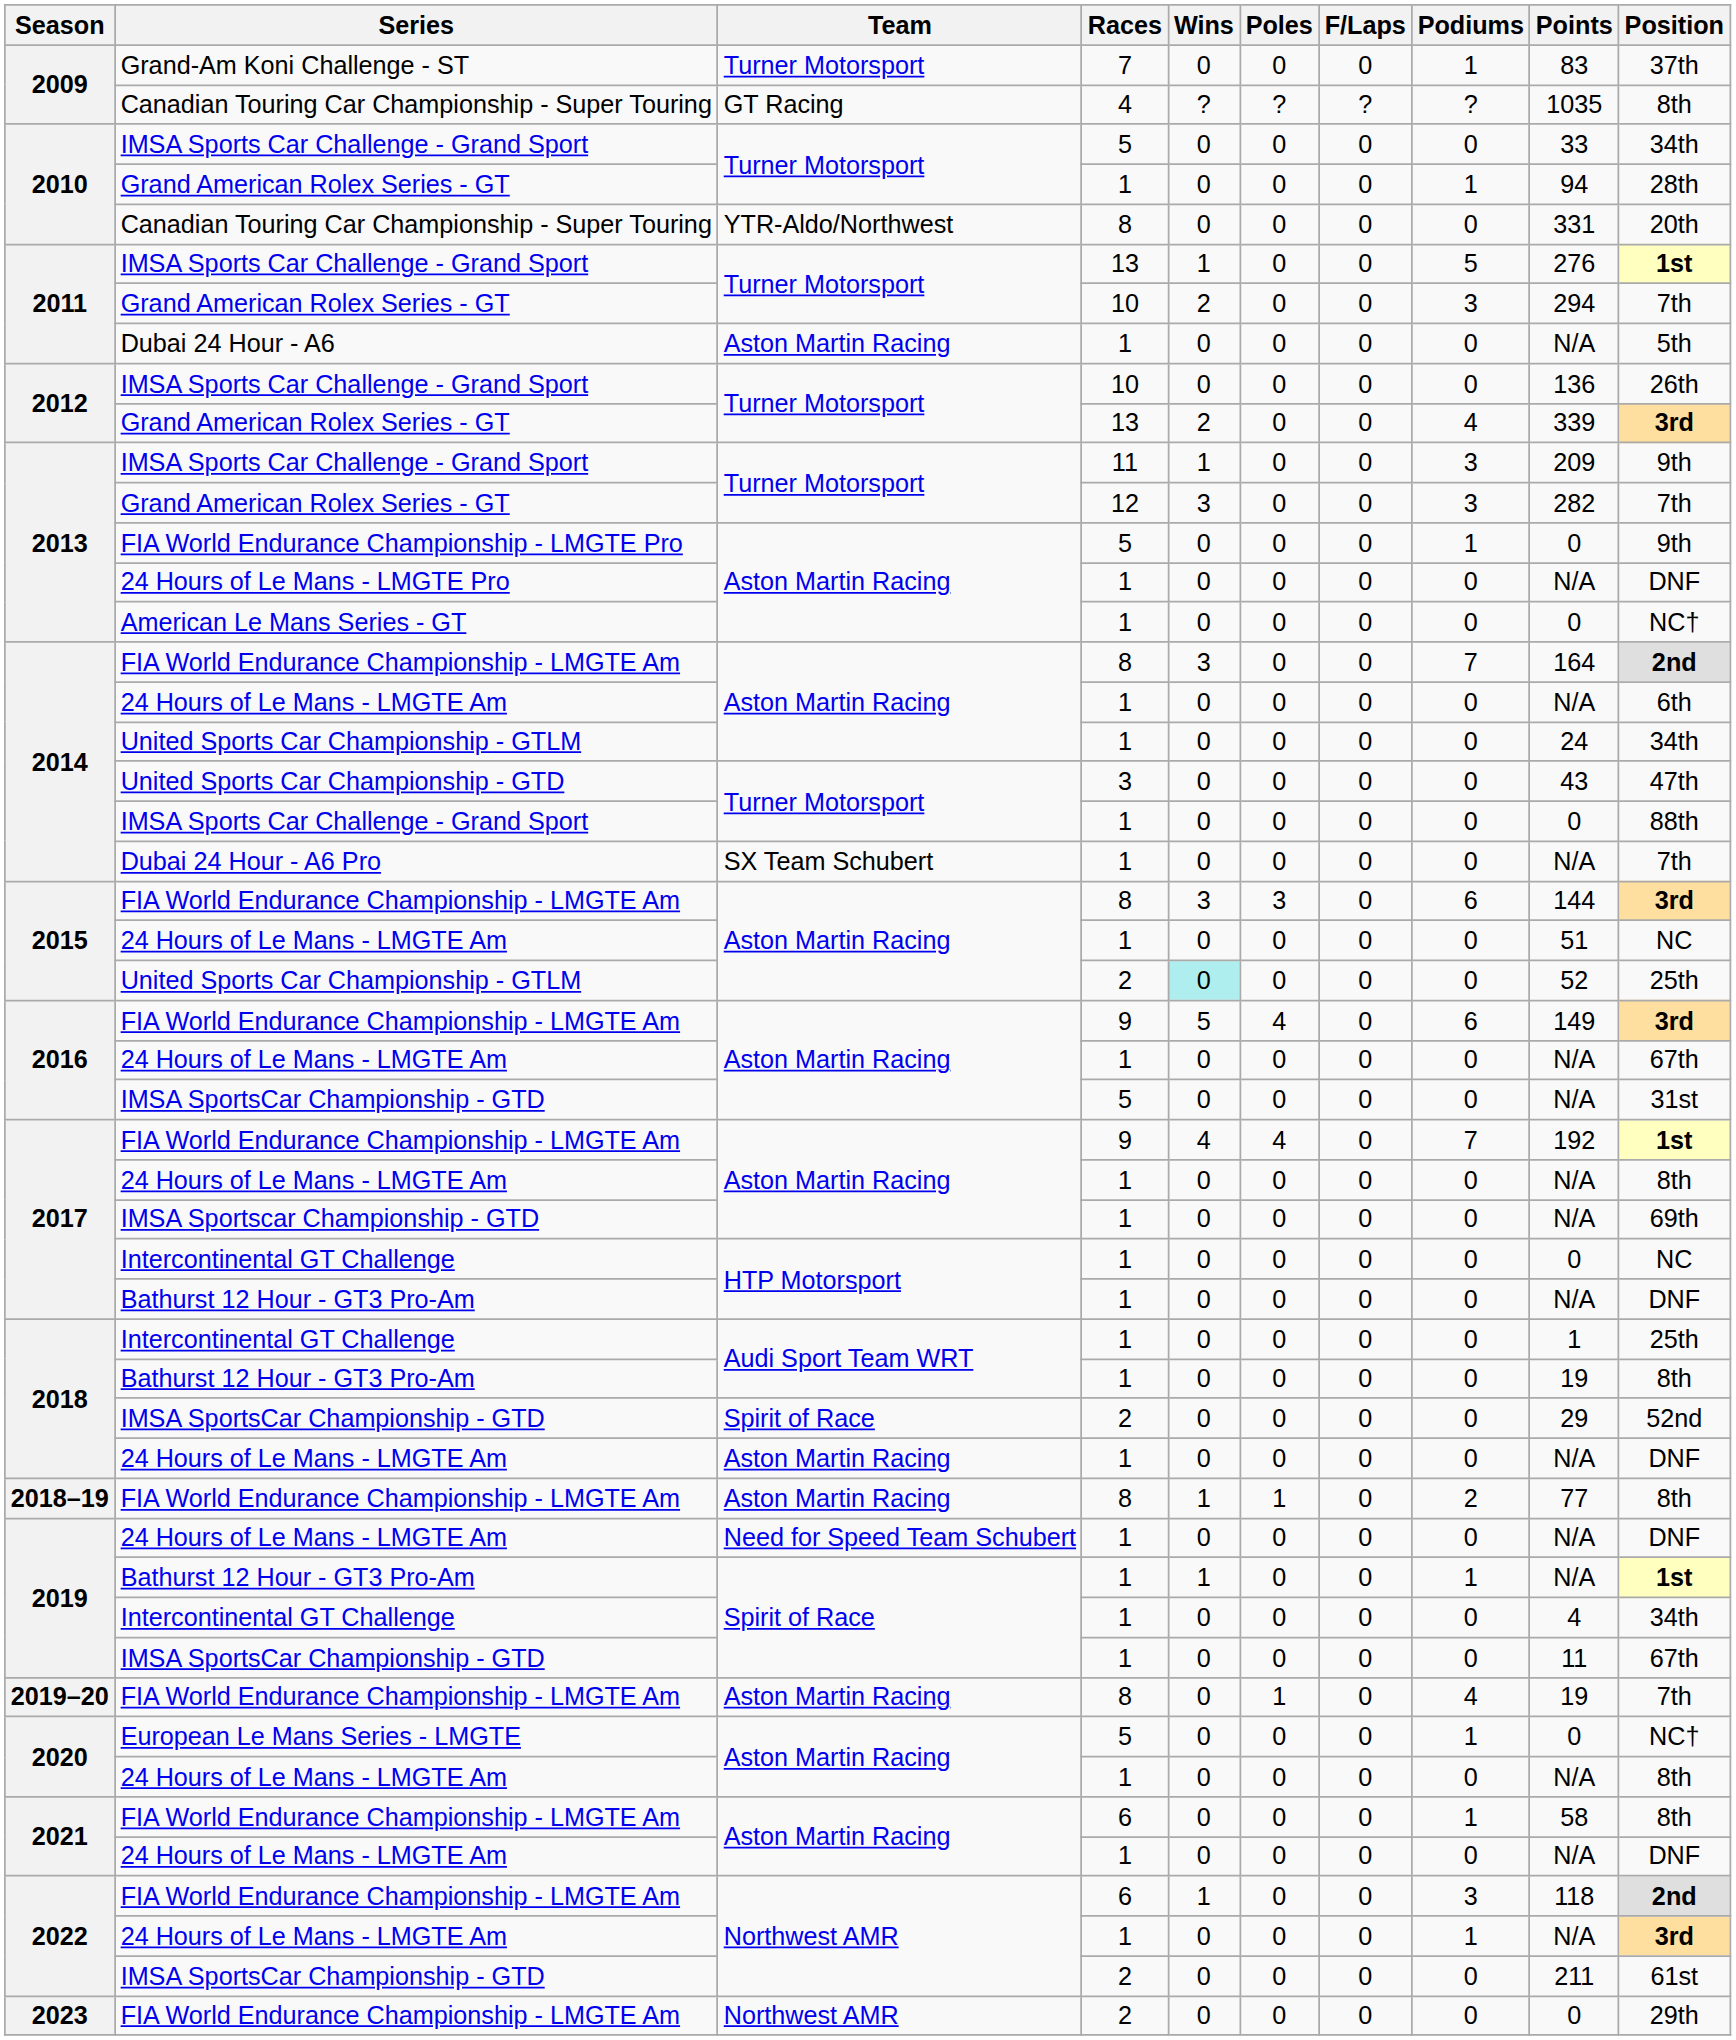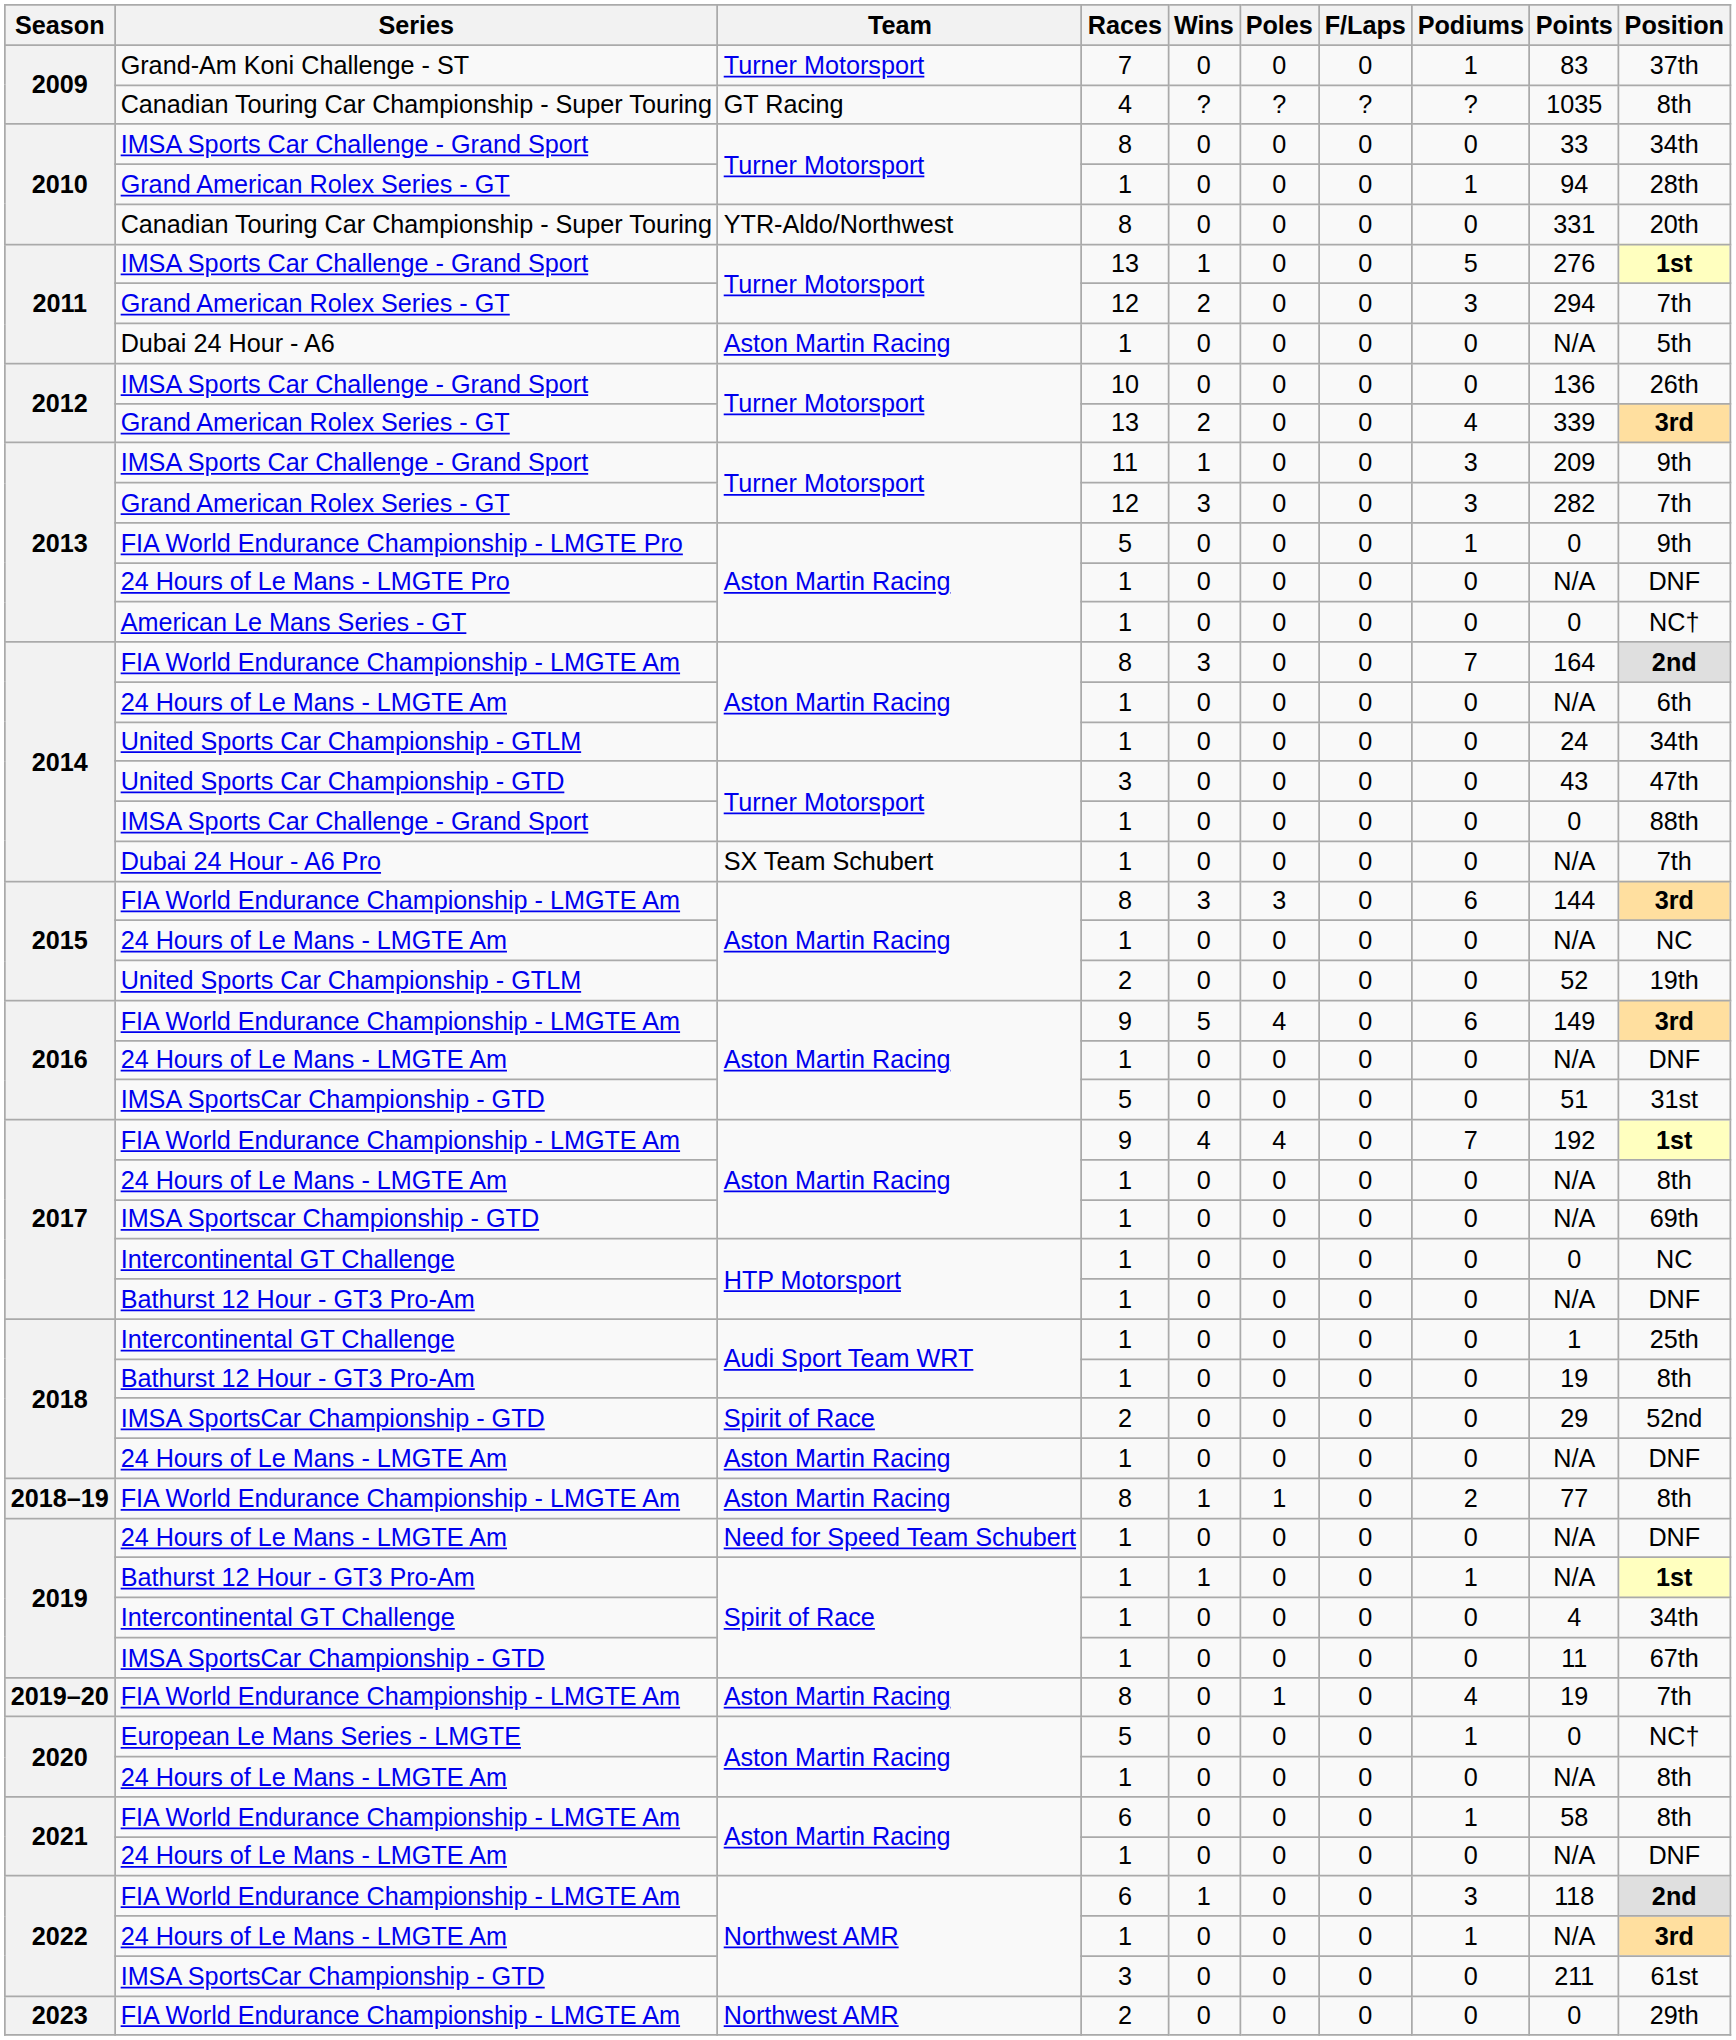(1125, 145) 5 -> (1125, 145) 8
(1125, 304) 10 -> (1125, 304) 12
(1574, 941) 51 -> (1574, 941) N/A
(1204, 981) paleturquoise background -> (1204, 981) no background
(1674, 981) 25th -> (1674, 981) 19th
(1674, 1060) 67th -> (1674, 1060) DNF
(1574, 1100) N/A -> (1574, 1100) 51
(1125, 1976) 2 -> (1125, 1976) 3
